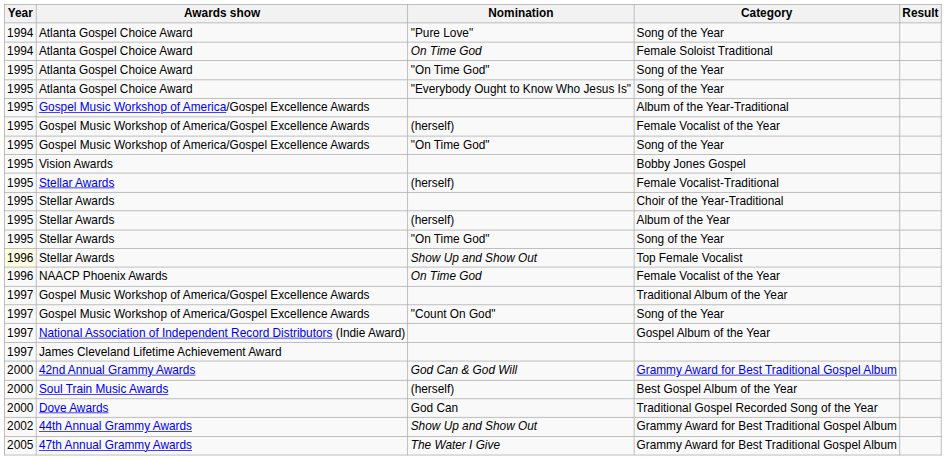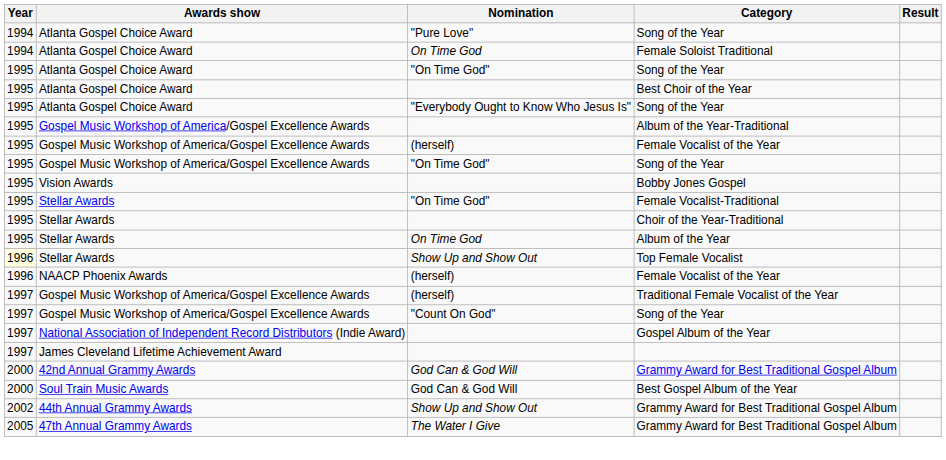+ row: (116, 88)
(432, 182) (herself) -> (450, 201) "On Time God"
(432, 220) (herself) -> (446, 239) On Time God
- row: (77, 239)
(446, 276) On Time God -> (432, 276) (herself)
- row: (204, 295)
+ row: (204, 295)
(432, 389) (herself) -> (464, 389) God Can & God Will
- row: (74, 408)
